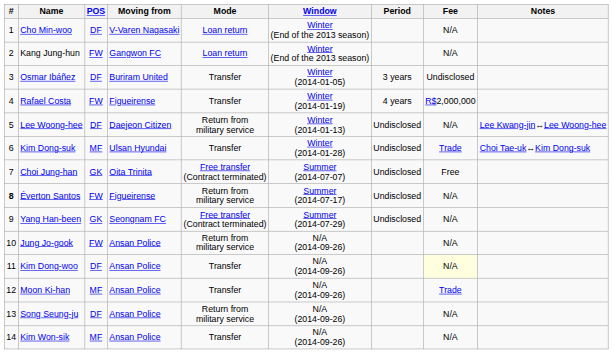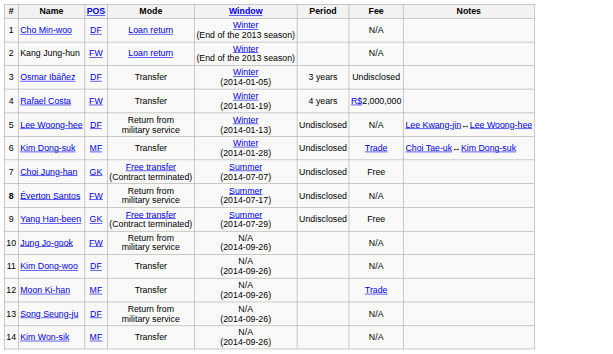- column: (144, 12)
(450, 219) N/A -> (376, 219) Free
(450, 267) lightyellow background -> (376, 267) no background
